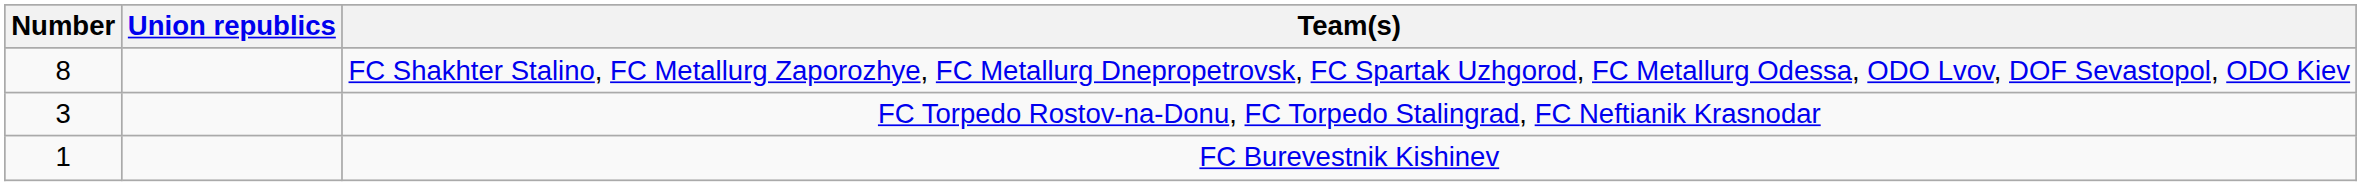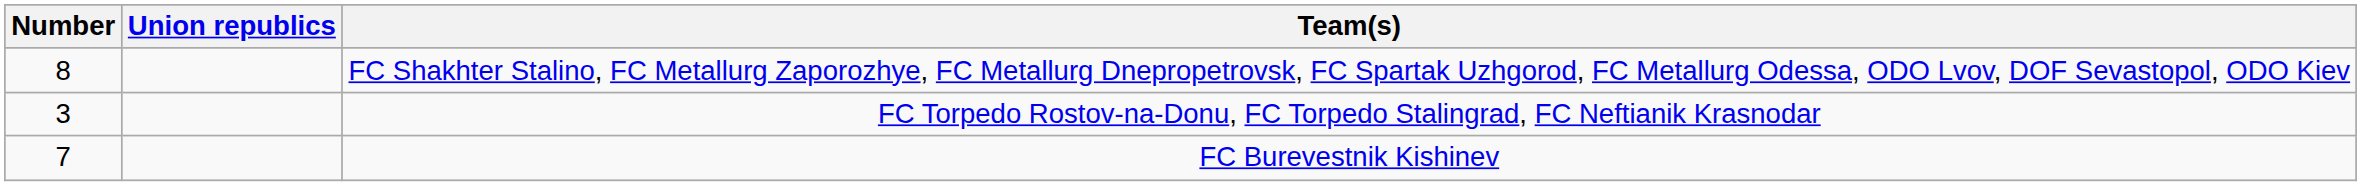(63, 157) 1 -> (63, 157) 7
